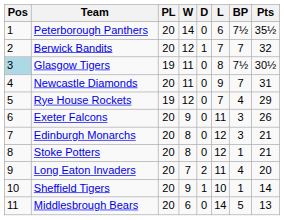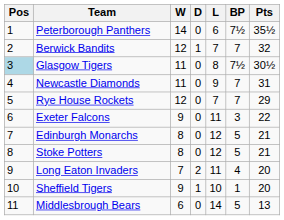- column: (168, 13)
(240, 100) 4 -> (237, 100) 7
(265, 118) 26 -> (264, 118) 22
(240, 135) 3 -> (237, 135) 5
(240, 153) 1 -> (237, 153) 5
(265, 188) 14 -> (264, 188) 20
